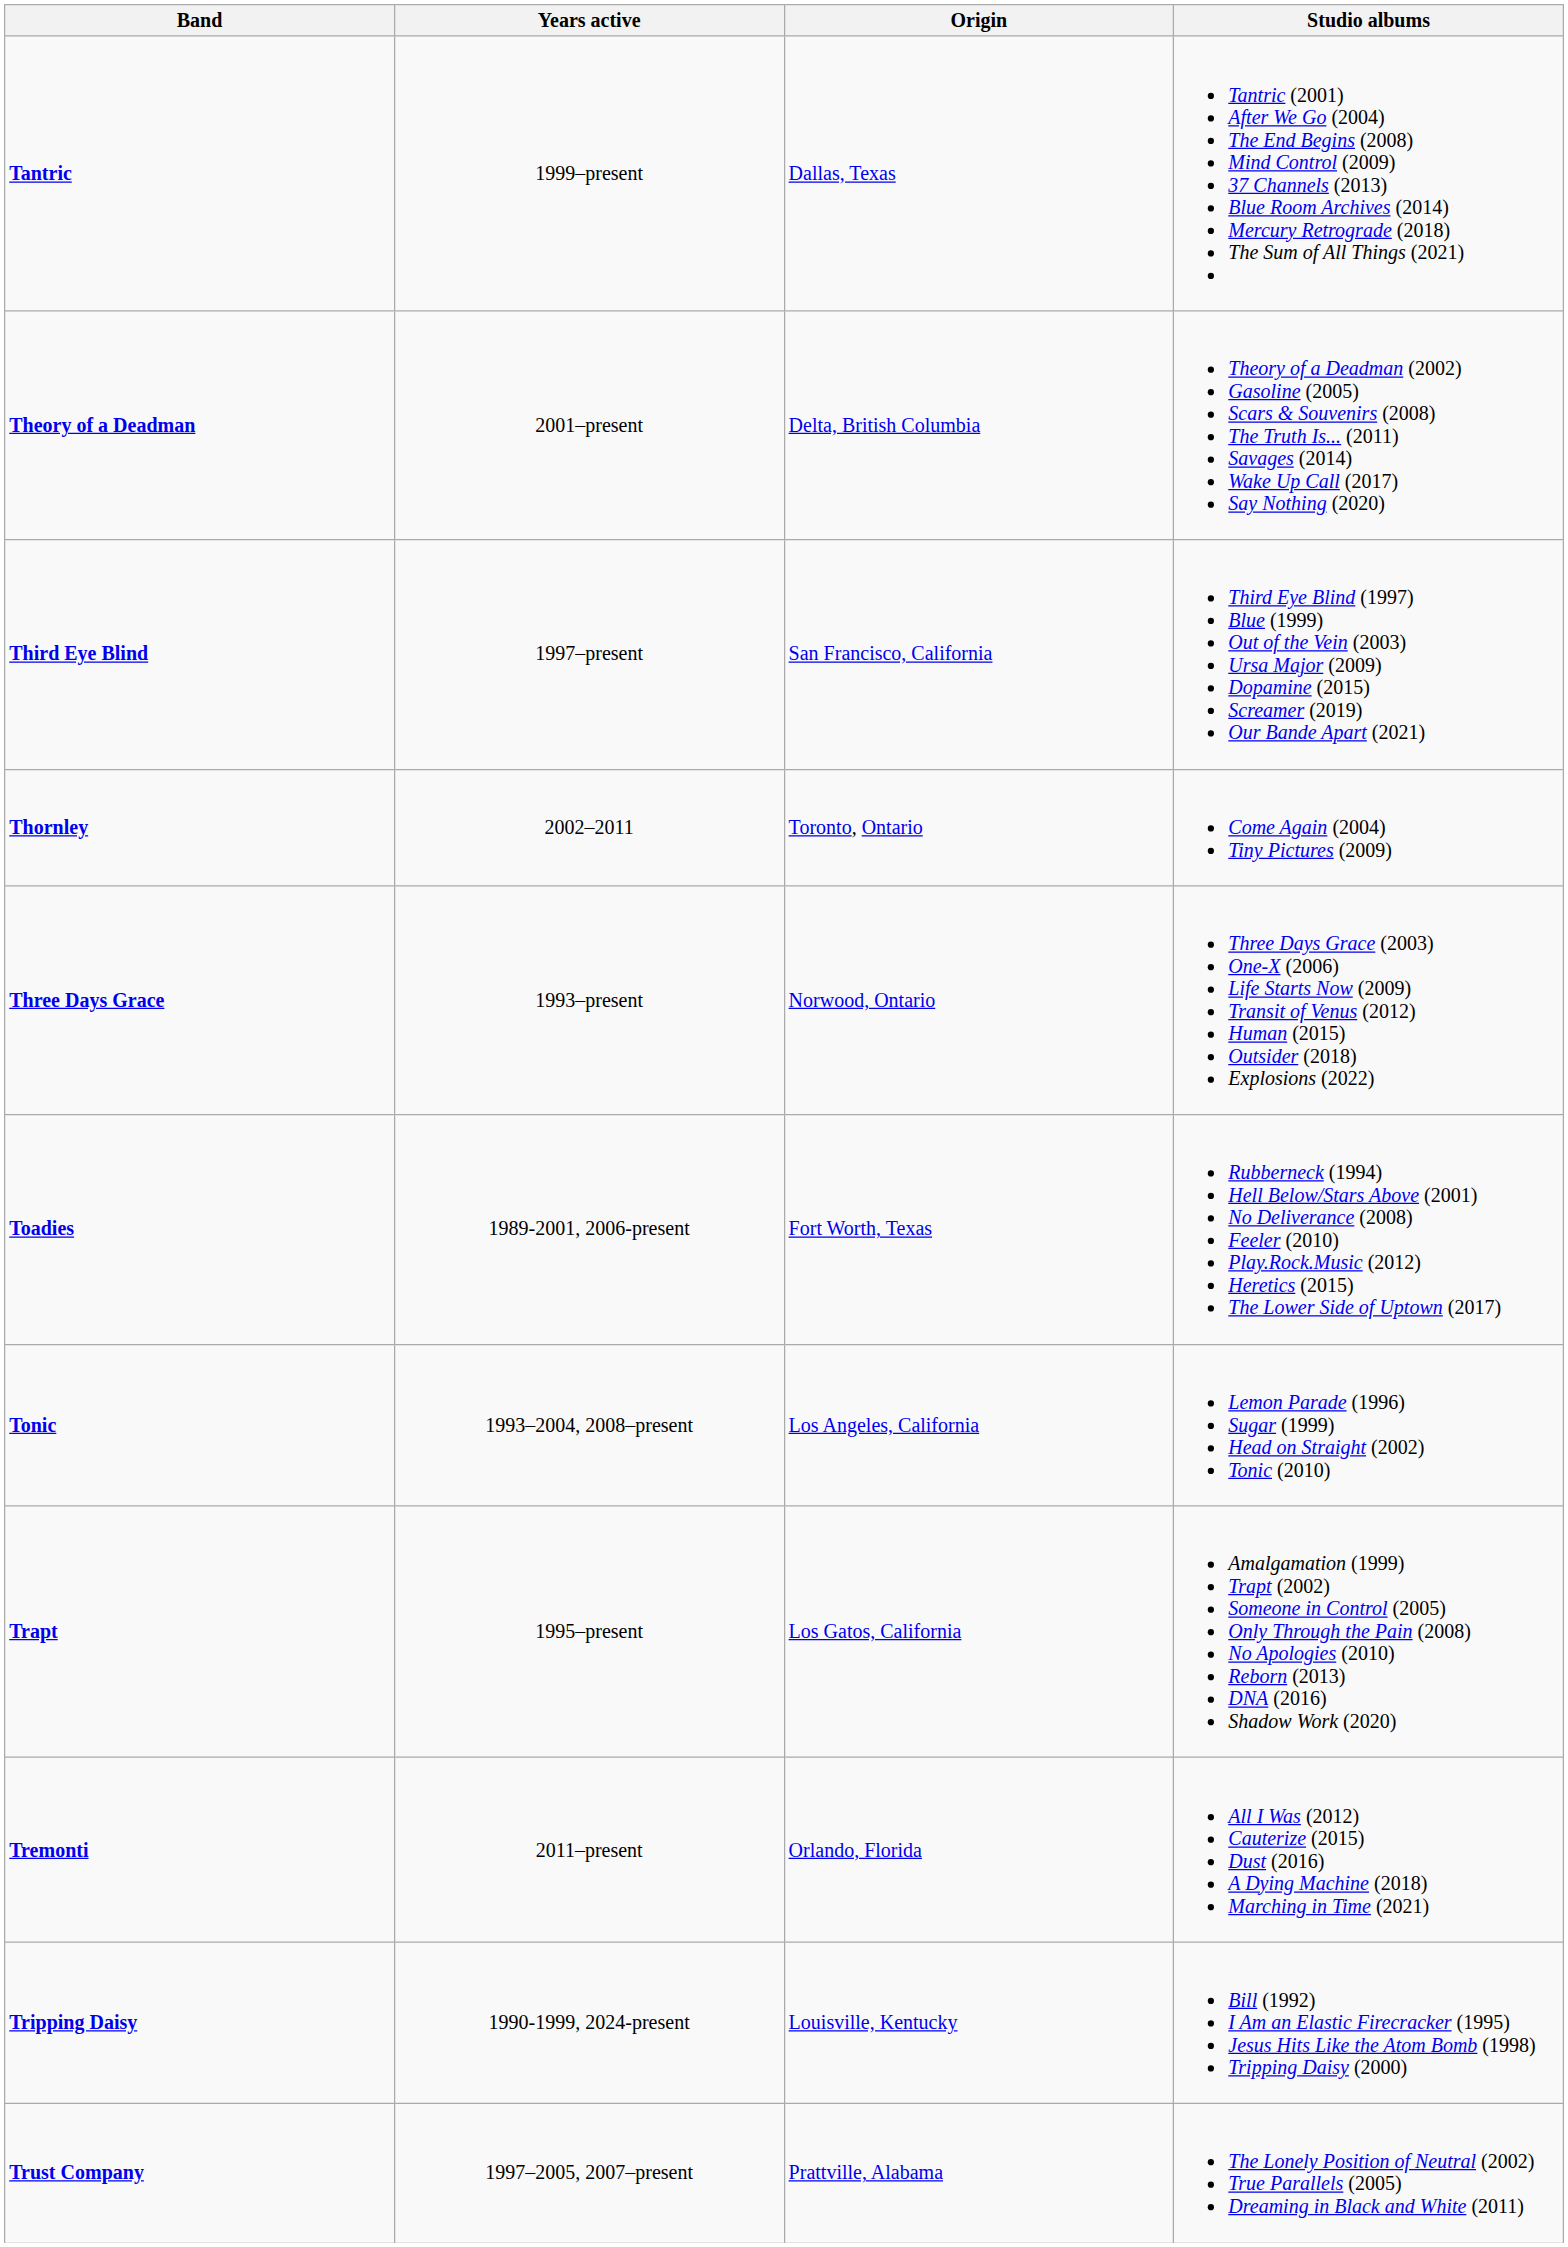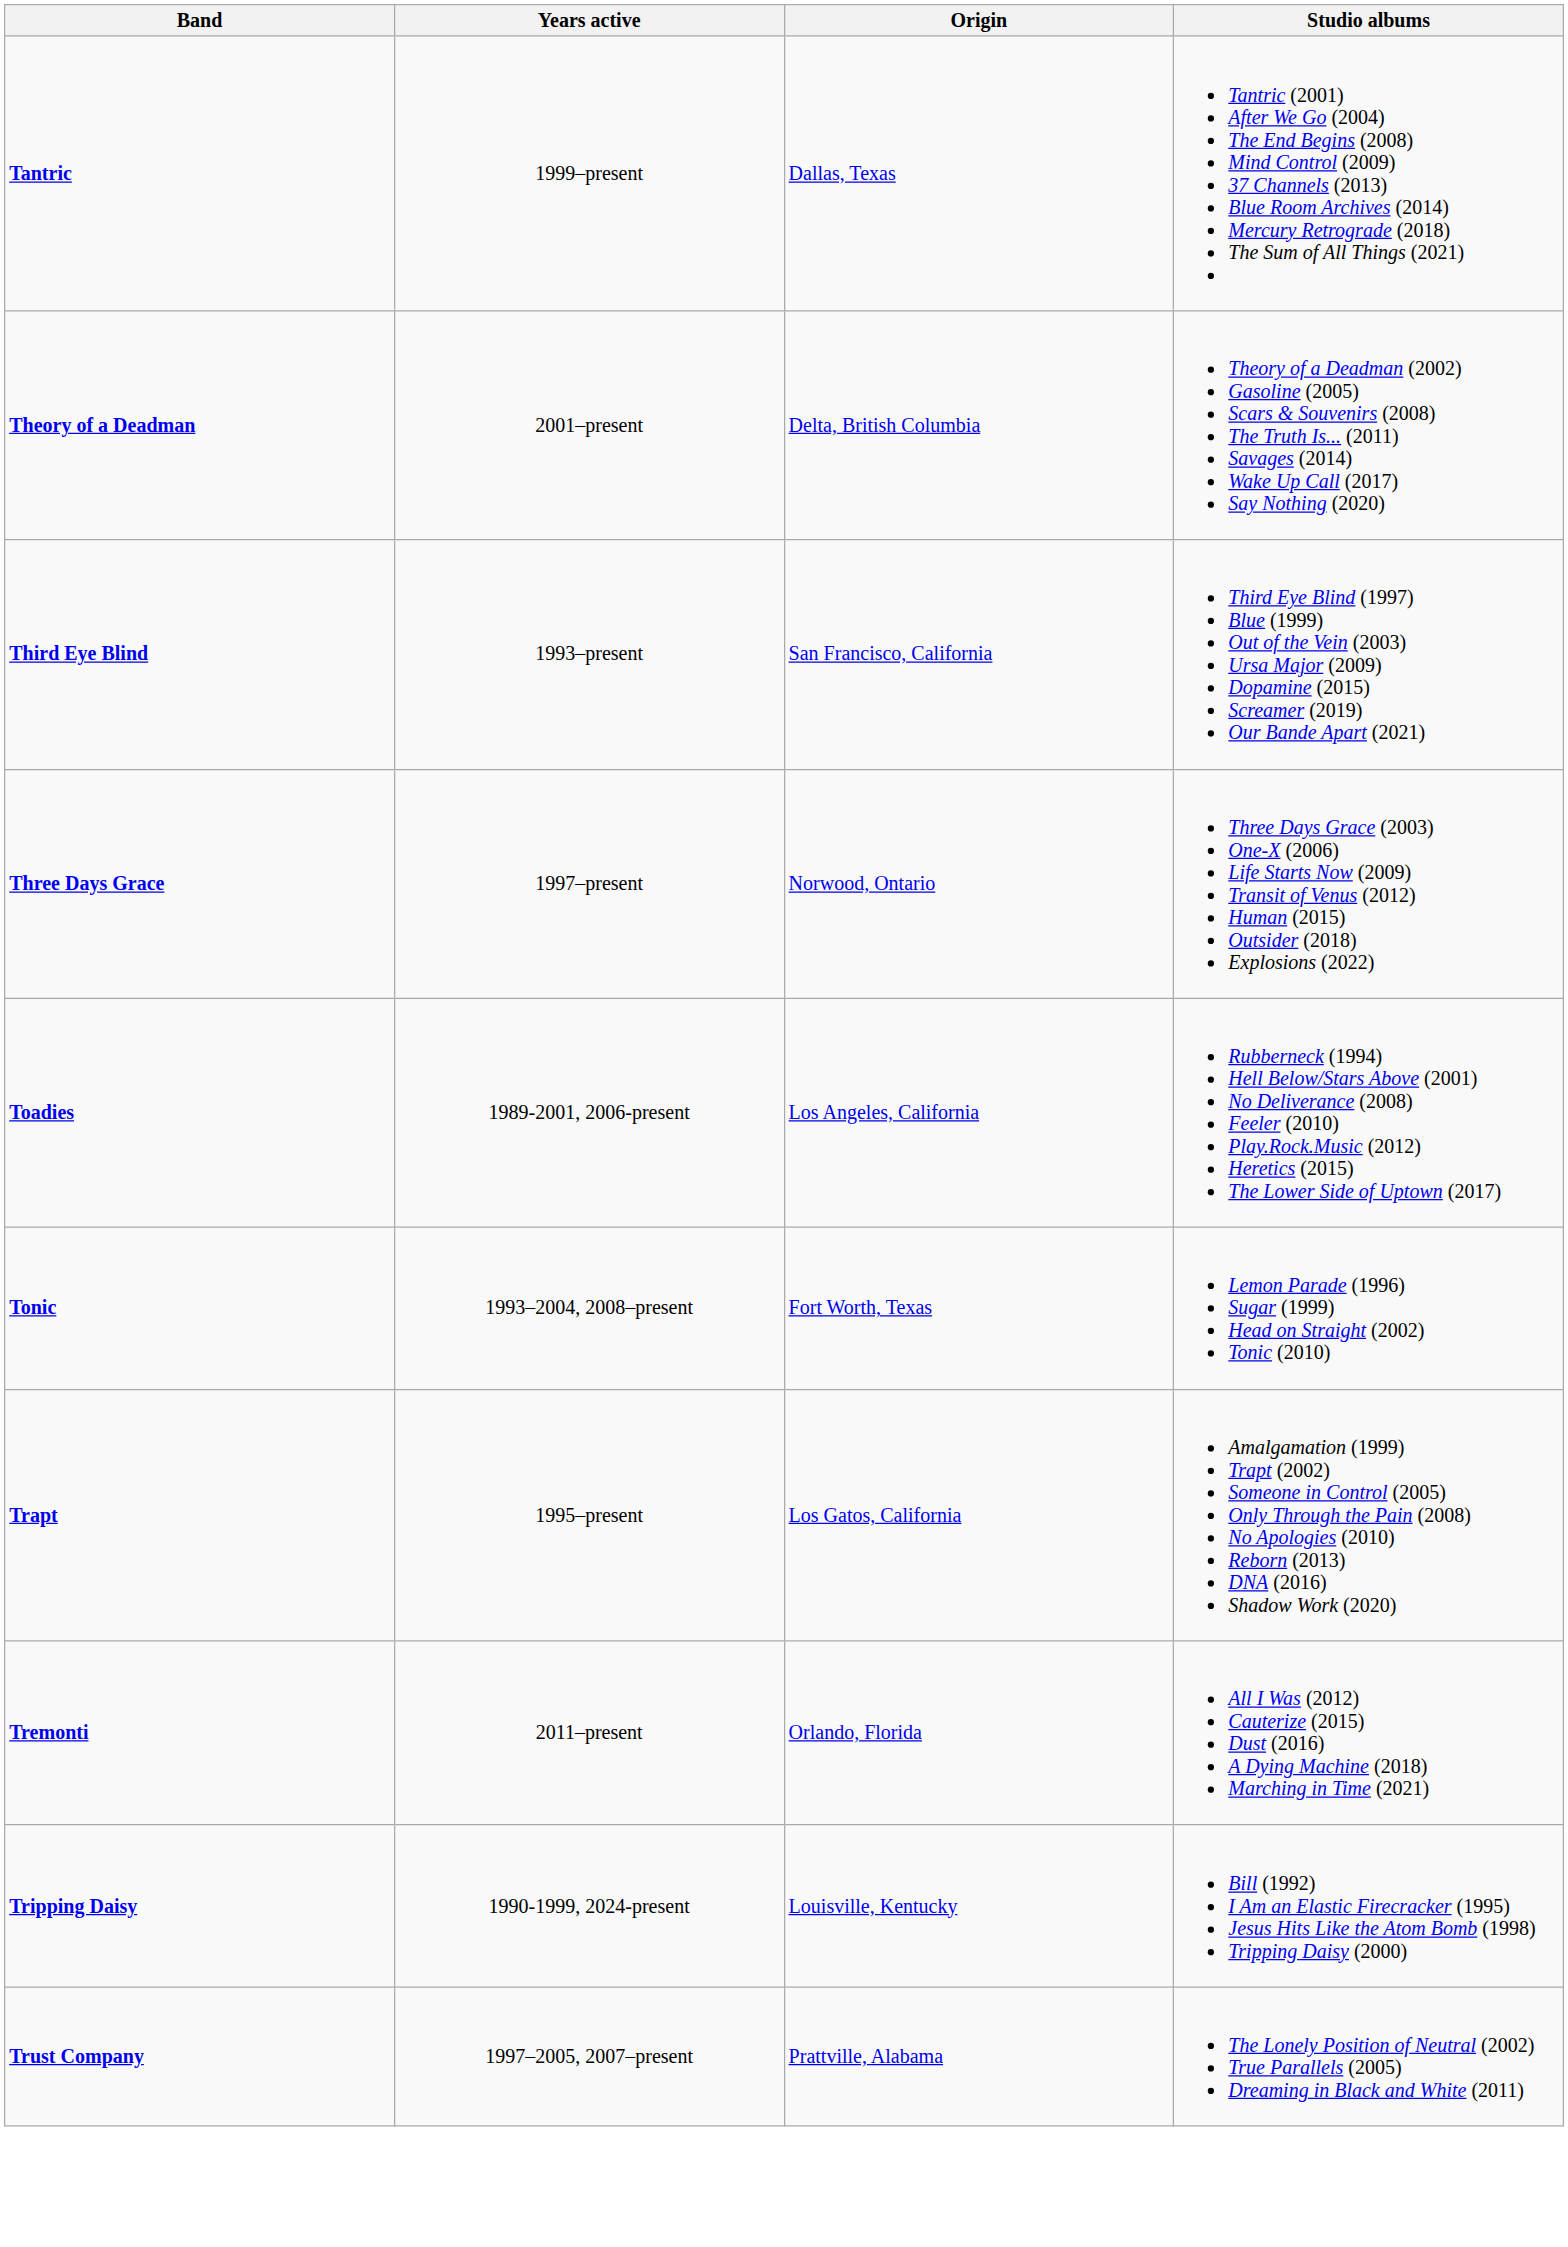(589, 654) 1997–present -> (589, 654) 1993–present
- row: (49, 827)
(589, 1000) 1993–present -> (589, 883) 1997–present
(860, 1229) Fort Worth, Texas -> (884, 1112) Los Angeles, California
(884, 1424) Los Angeles, California -> (860, 1308) Fort Worth, Texas
